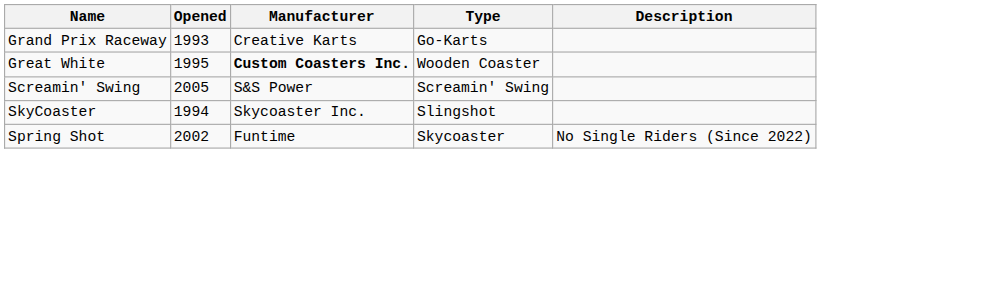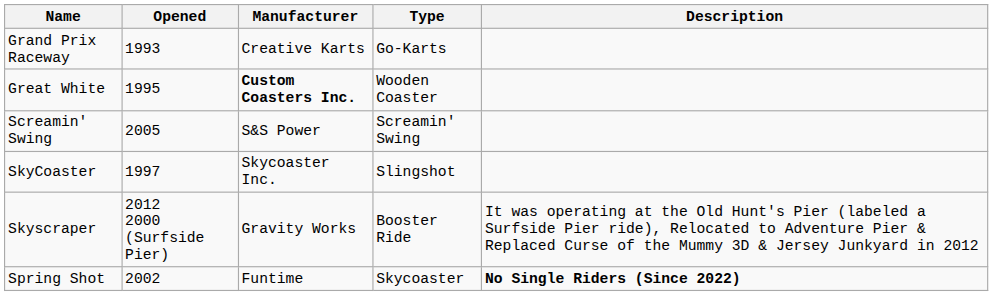(191, 112) 1994 -> (143, 172) 1997
+ row: (52, 229)
(684, 136) normal -> (613, 279) bold
